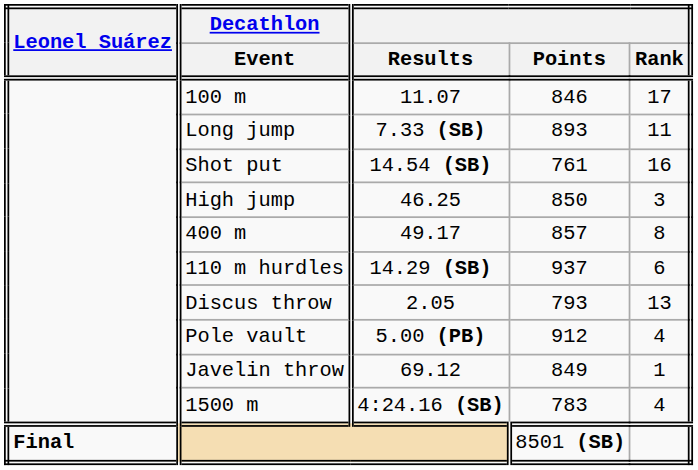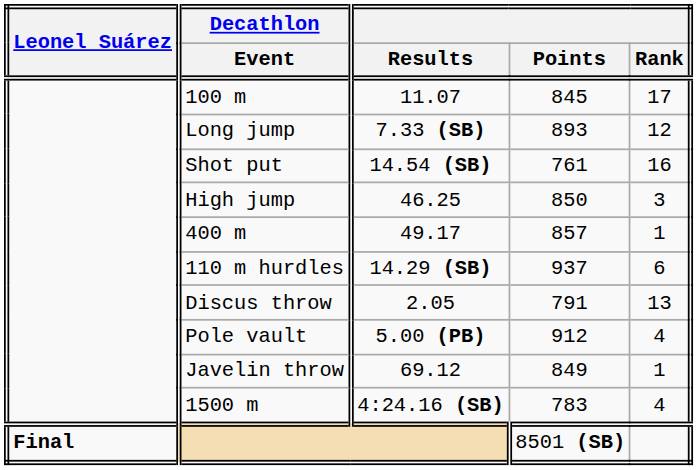(569, 97) 846 -> (569, 97) 845
(659, 131) 11 -> (659, 131) 12
(659, 234) 8 -> (659, 234) 1
(569, 302) 793 -> (569, 302) 791
